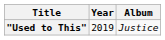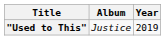columns swapped: (103, 12) <-> (139, 12)
